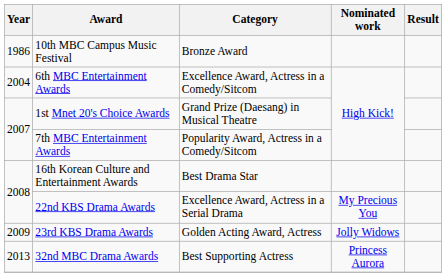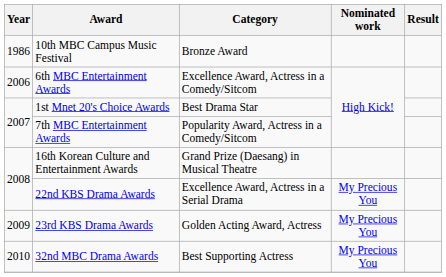(19, 82) 2004 -> (19, 82) 2006
(241, 113) Grand Prize (Daesang) in Musical Theatre -> (220, 107) Best Drama Star
(220, 176) Best Drama Star -> (241, 163) Grand Prize (Daesang) in Musical Theatre
(368, 232) Jolly Widows -> (368, 225) My Precious You
(19, 256) 2013 -> (19, 256) 2010
(368, 256) Princess Aurora -> (368, 256) My Precious You
